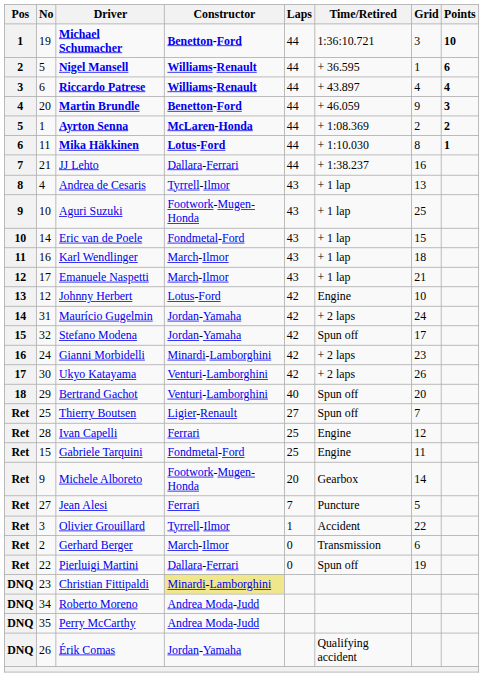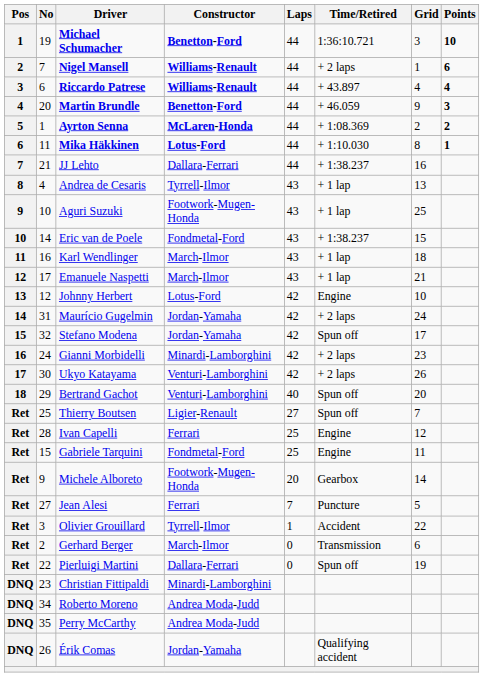(42, 67) 5 -> (42, 67) 7
(339, 67) + 36.595 -> (336, 67) + 2 laps
(334, 238) + 1 lap -> (343, 238) + 1:38.237
(219, 584) khaki background -> (219, 584) no background
